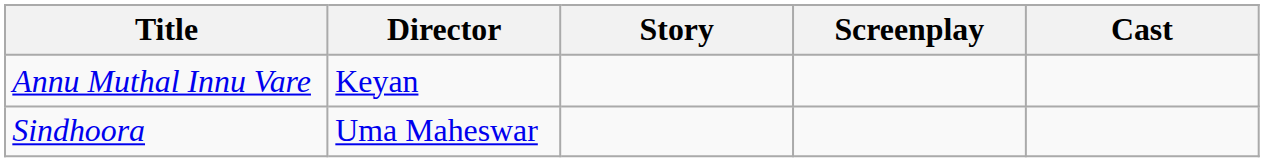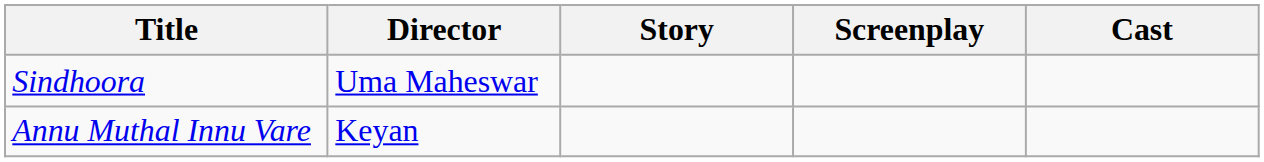rows swapped: (162, 80) <-> (79, 130)
